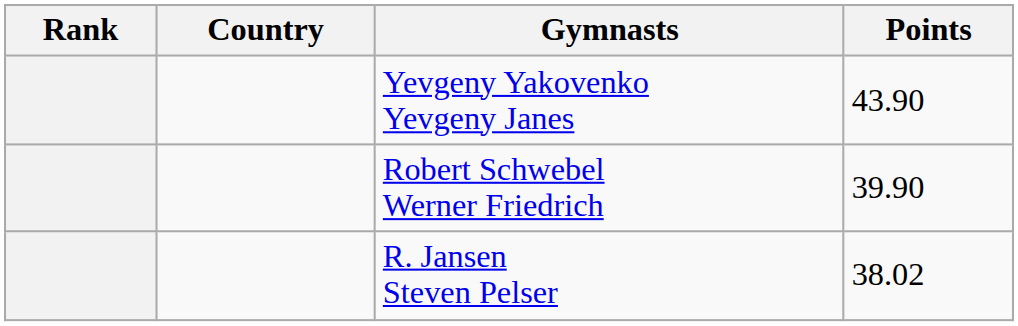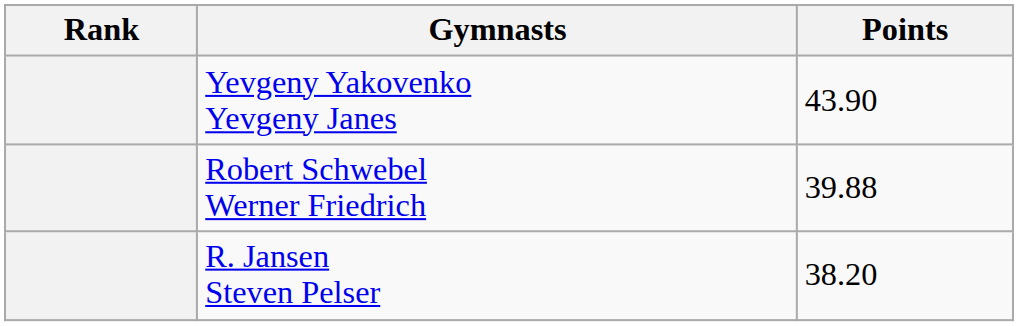- column: (266, 30)
(888, 187) 39.90 -> (841, 187) 39.88
(888, 274) 38.02 -> (841, 274) 38.20
